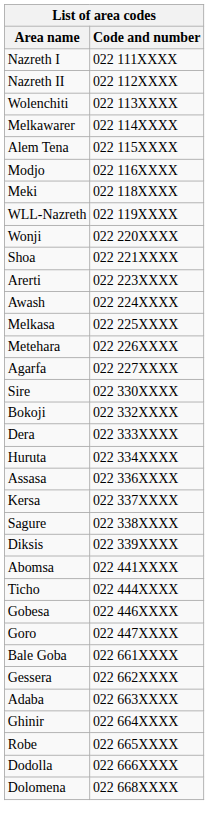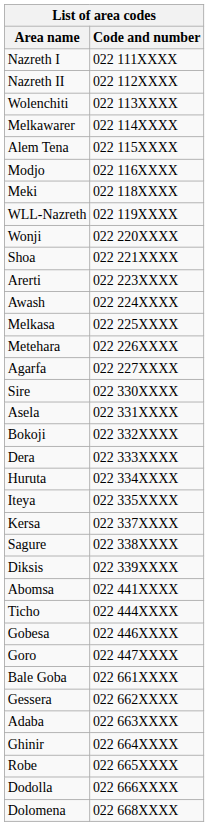+ row: (23, 412)
+ row: (22, 501)
- row: (27, 479)
